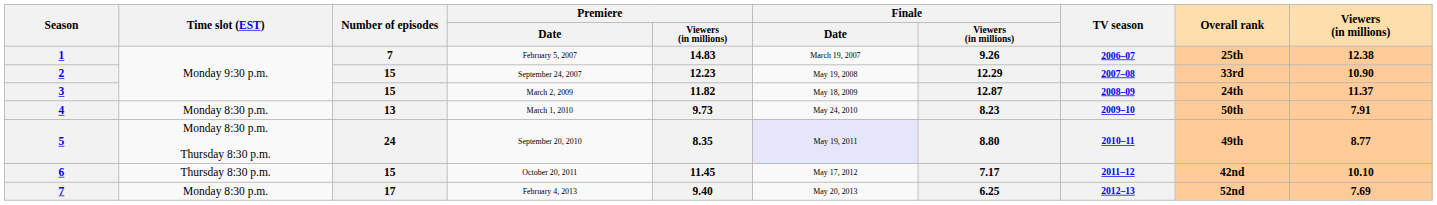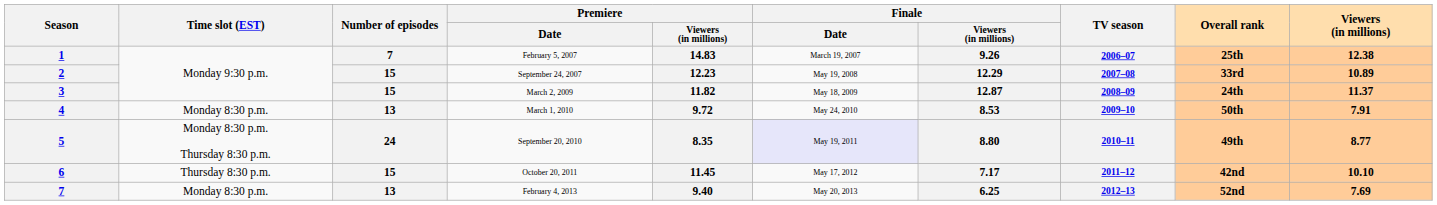(1361, 73) 10.90 -> (1361, 73) 10.89
(703, 110) 9.73 -> (703, 110) 9.72
(990, 110) 8.23 -> (990, 110) 8.53
(390, 191) 17 -> (390, 191) 13
